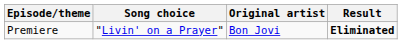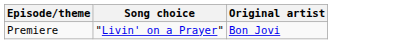- column: (362, 13)
